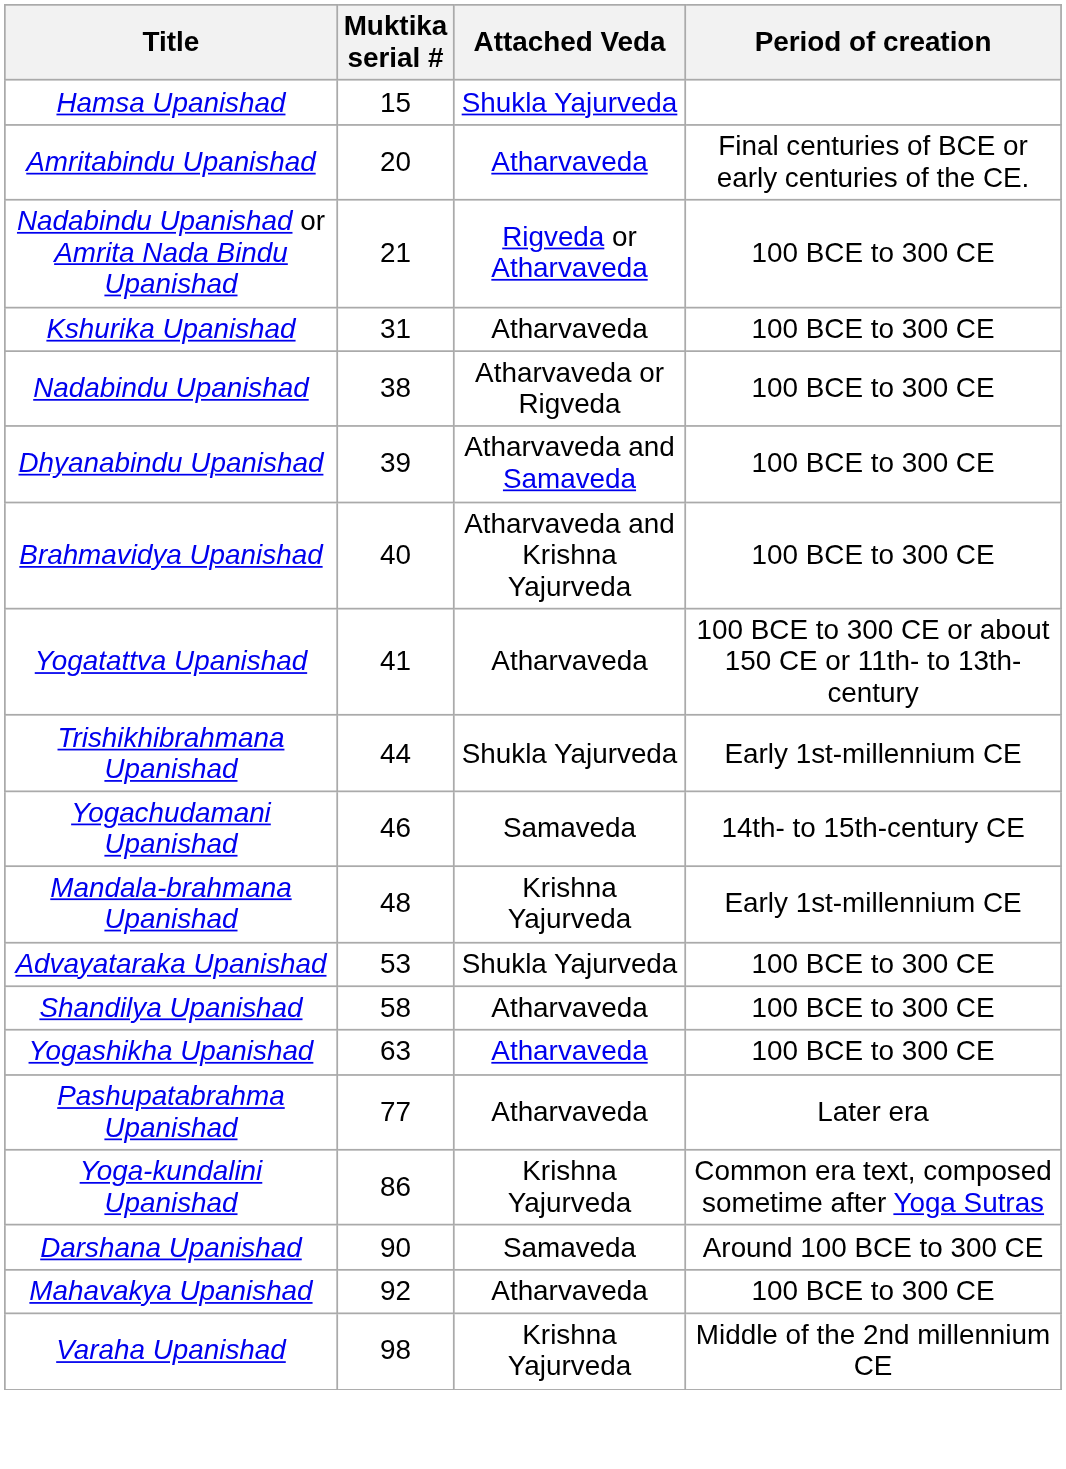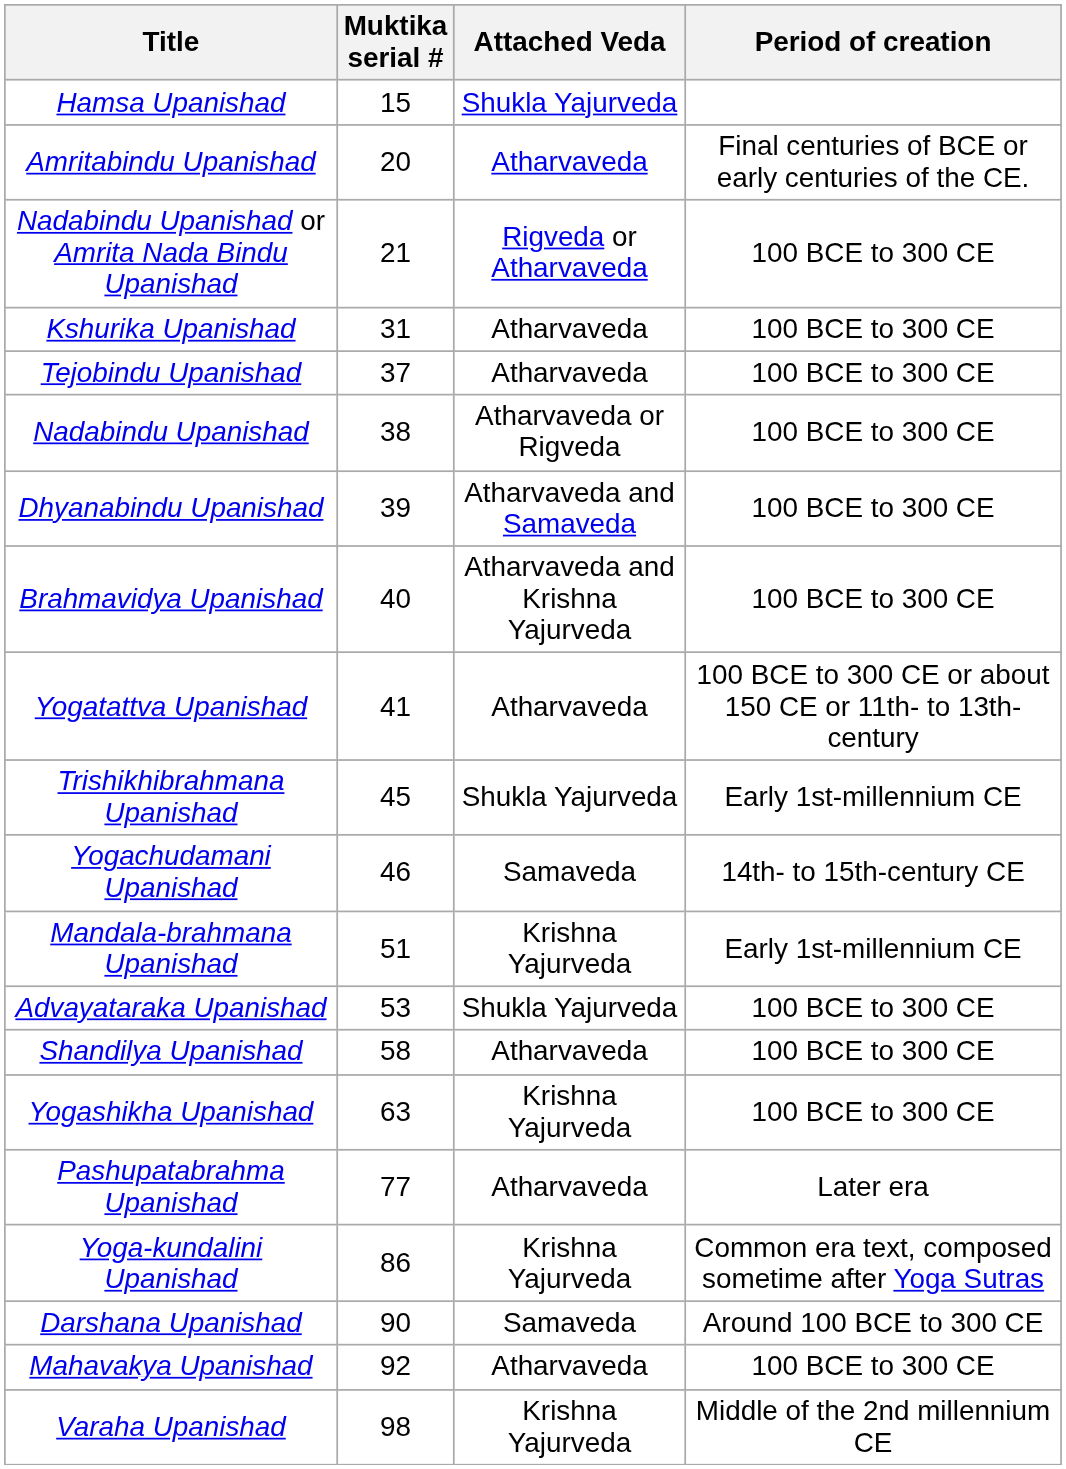+ row: (171, 372)
(396, 752) 44 -> (396, 796) 45
(396, 903) 48 -> (396, 947) 51
(570, 1051) Atharvaveda -> (570, 1111) Krishna Yajurveda
